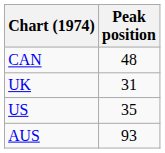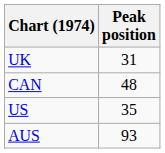rows swapped: (20, 85) <-> (25, 60)
